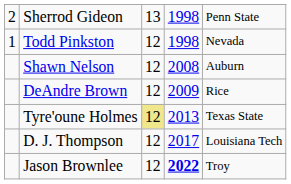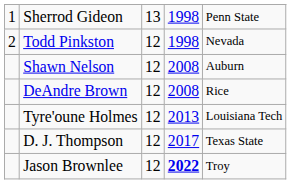(12, 16) 2 -> (12, 16) 1
(12, 41) 1 -> (12, 41) 2
(183, 91) 2009 -> (183, 91) 2008
(153, 116) khaki background -> (153, 116) no background
(234, 116) Texas State -> (244, 116) Louisiana Tech
(244, 141) Louisiana Tech -> (234, 141) Texas State
